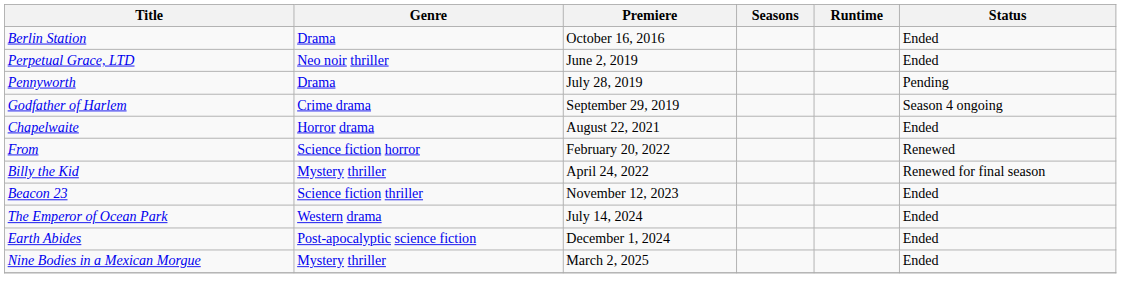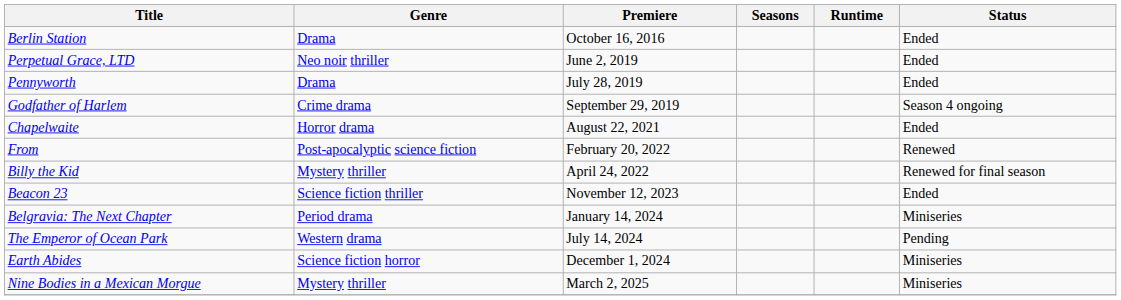(926, 82) Pending -> (921, 82) Ended
(359, 149) Science fiction horror -> (387, 149) Post-apocalyptic science fiction
+ row: (90, 216)
(921, 216) Ended -> (926, 238) Pending
(387, 238) Post-apocalyptic science fiction -> (359, 261) Science fiction horror
(921, 238) Ended -> (932, 261) Miniseries
(921, 261) Ended -> (932, 283) Miniseries
